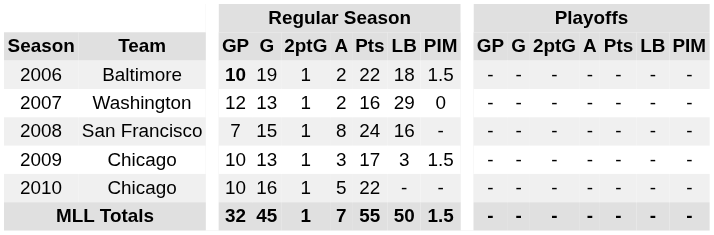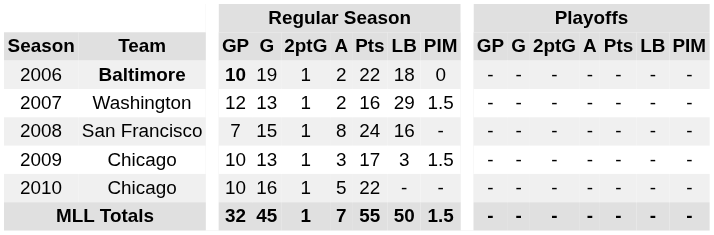(142, 74) normal -> (142, 74) bold
(441, 74) 1.5 -> (441, 74) 0
(441, 103) 0 -> (441, 103) 1.5
